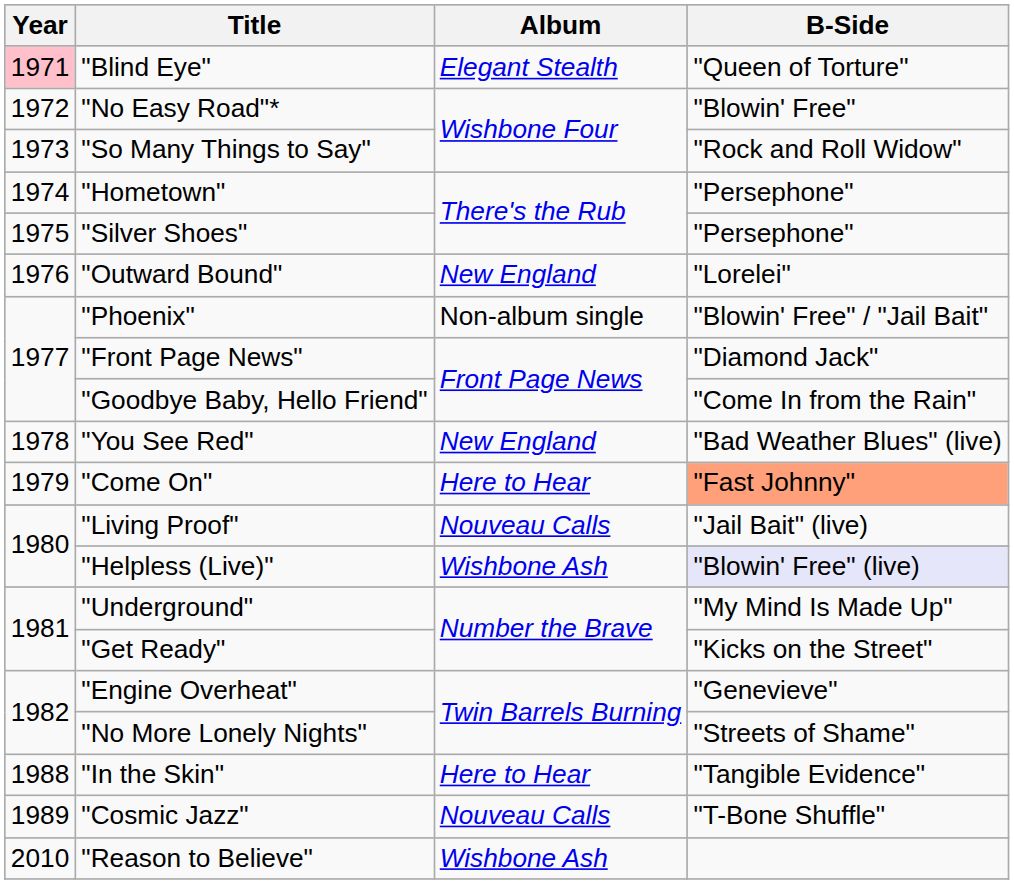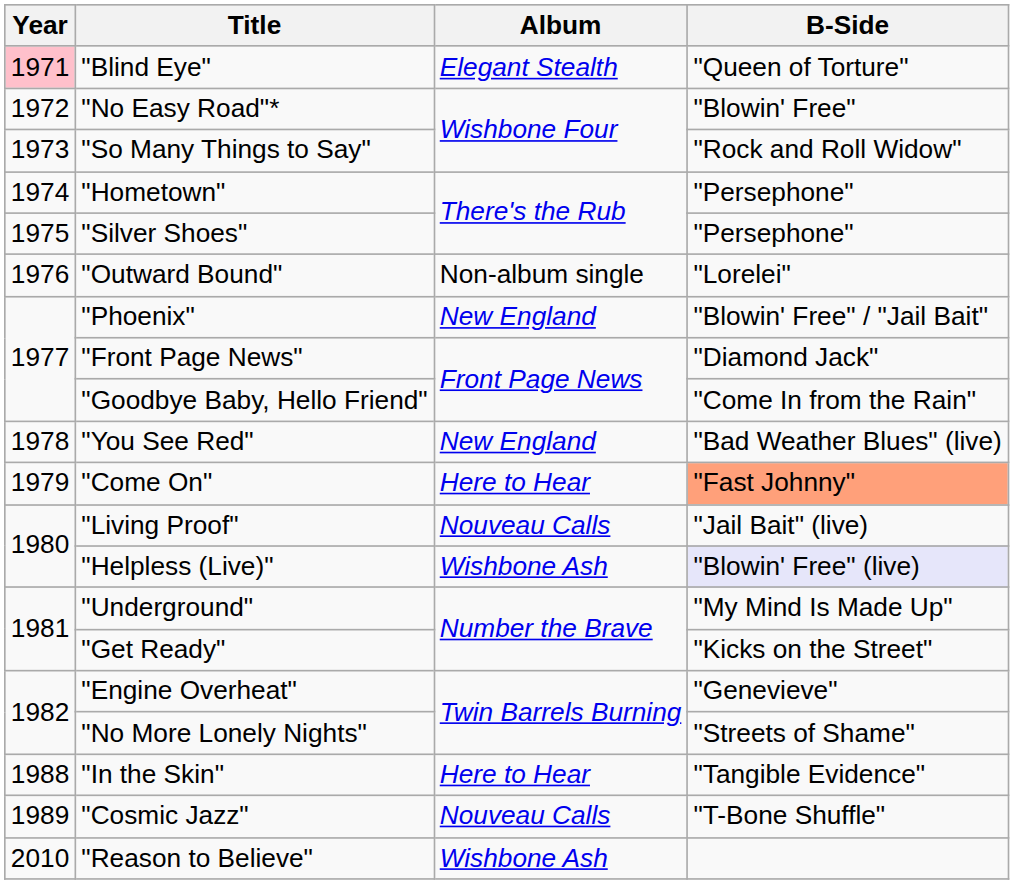(518, 274) New England -> (542, 274) Non-album single
(542, 316) Non-album single -> (518, 316) New England
